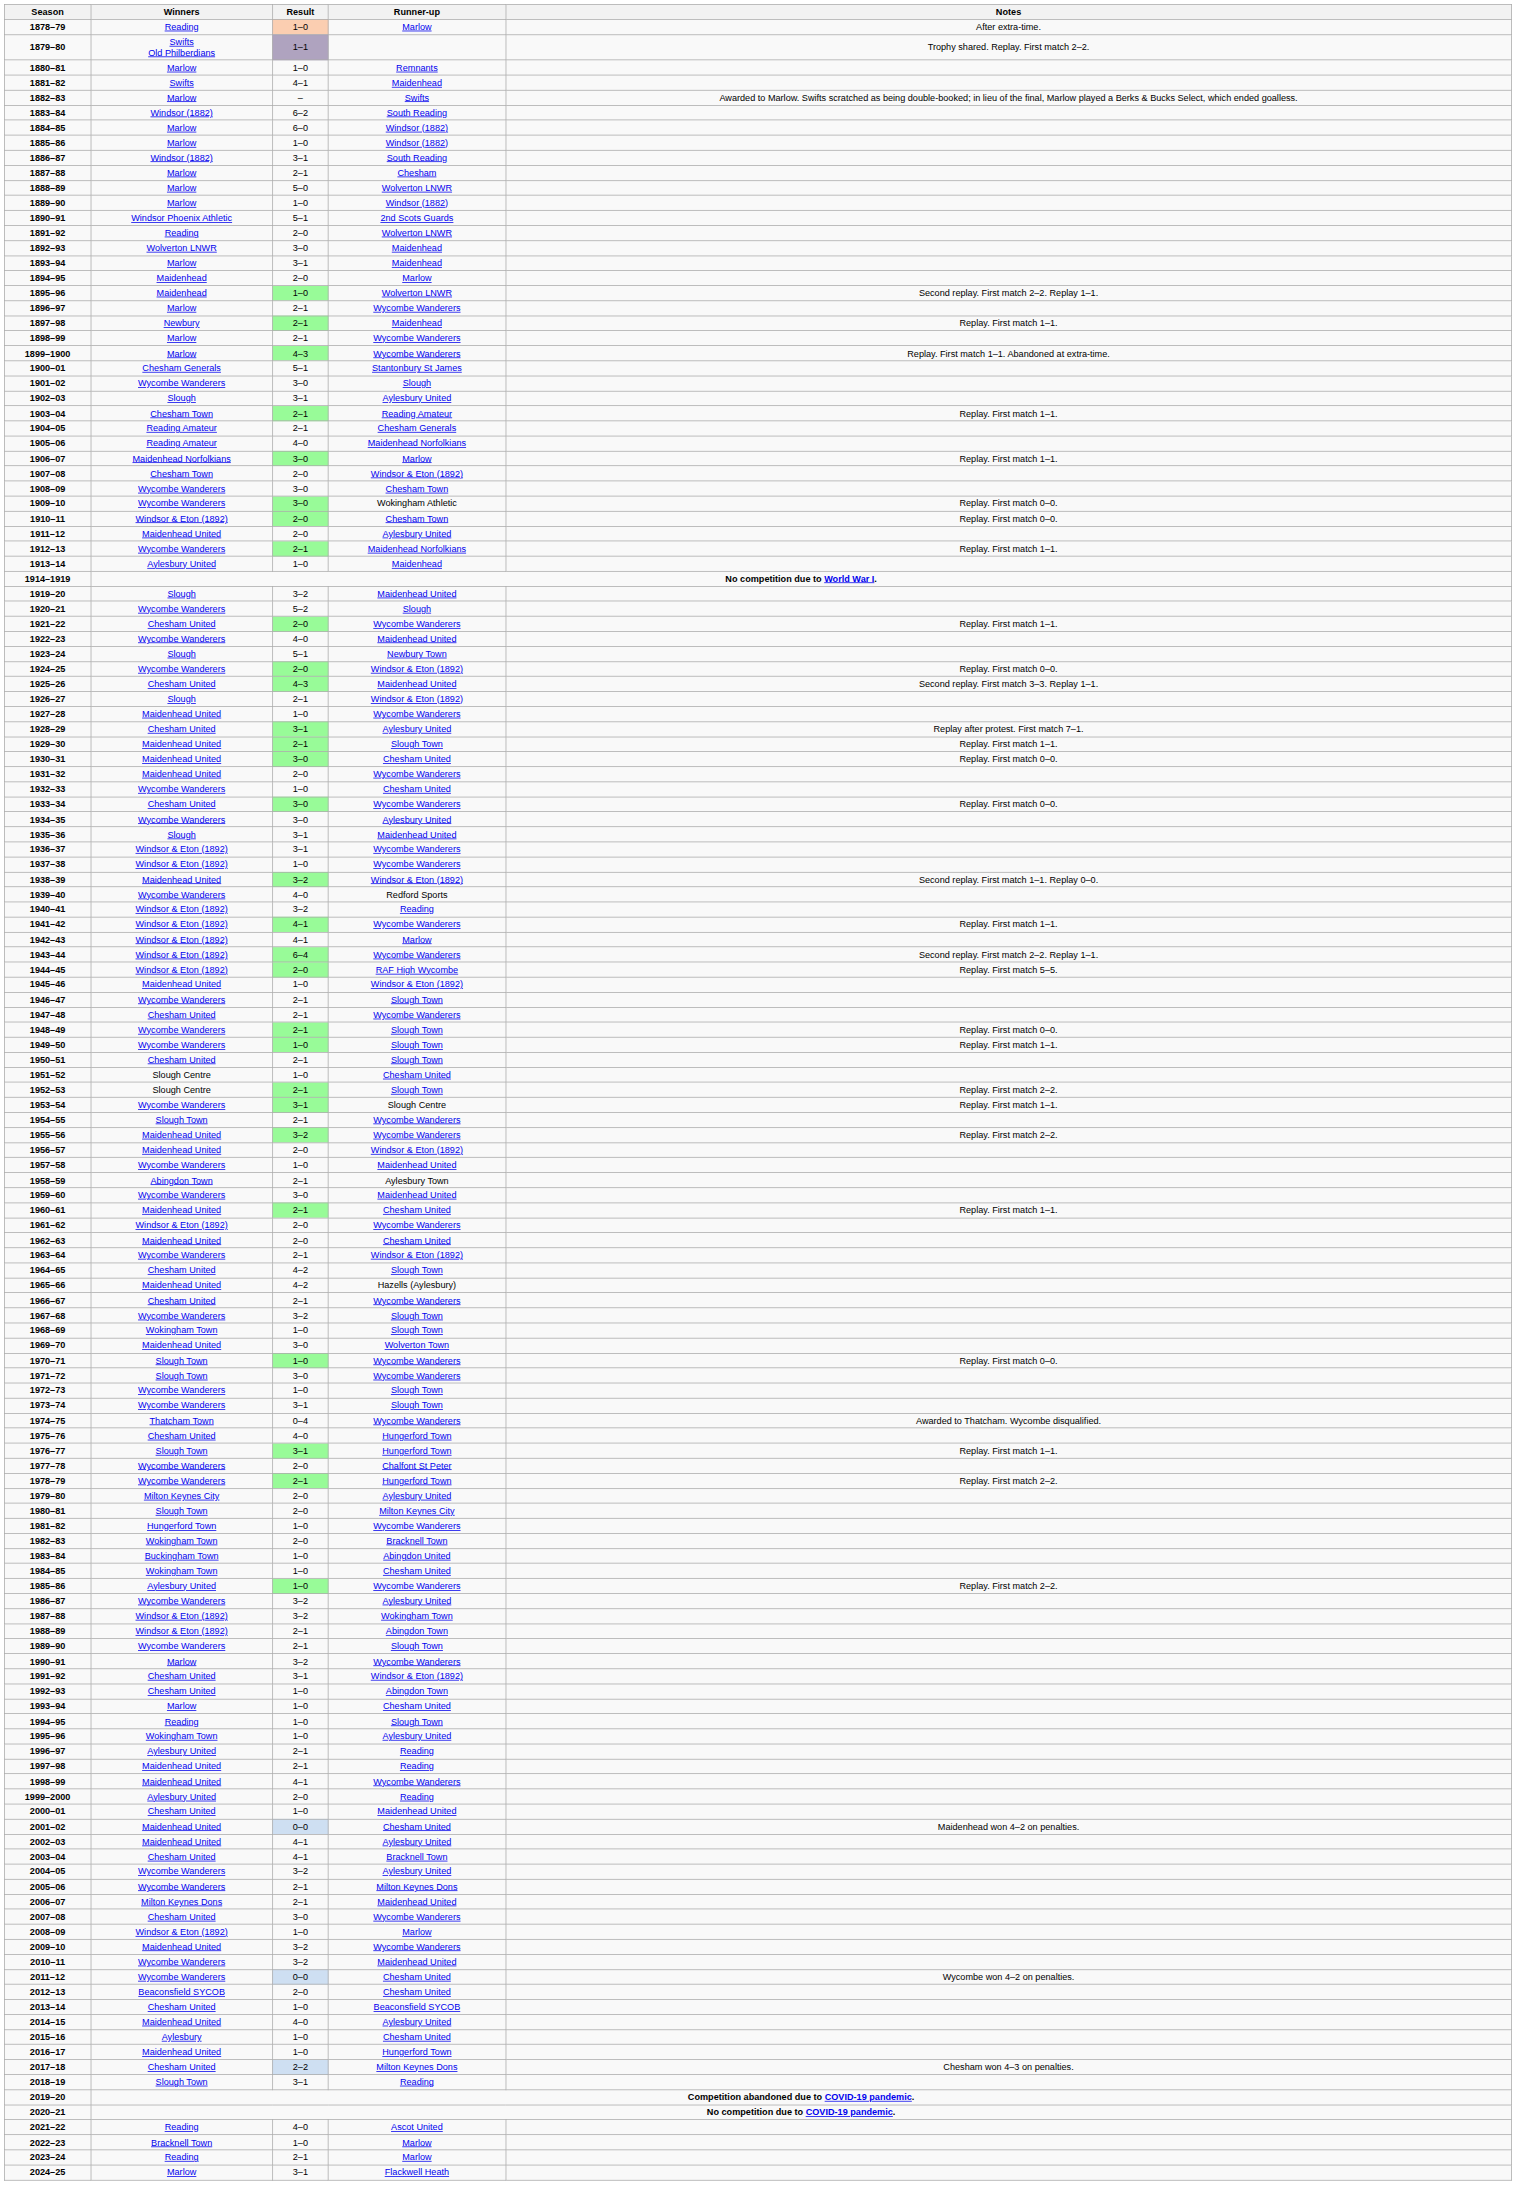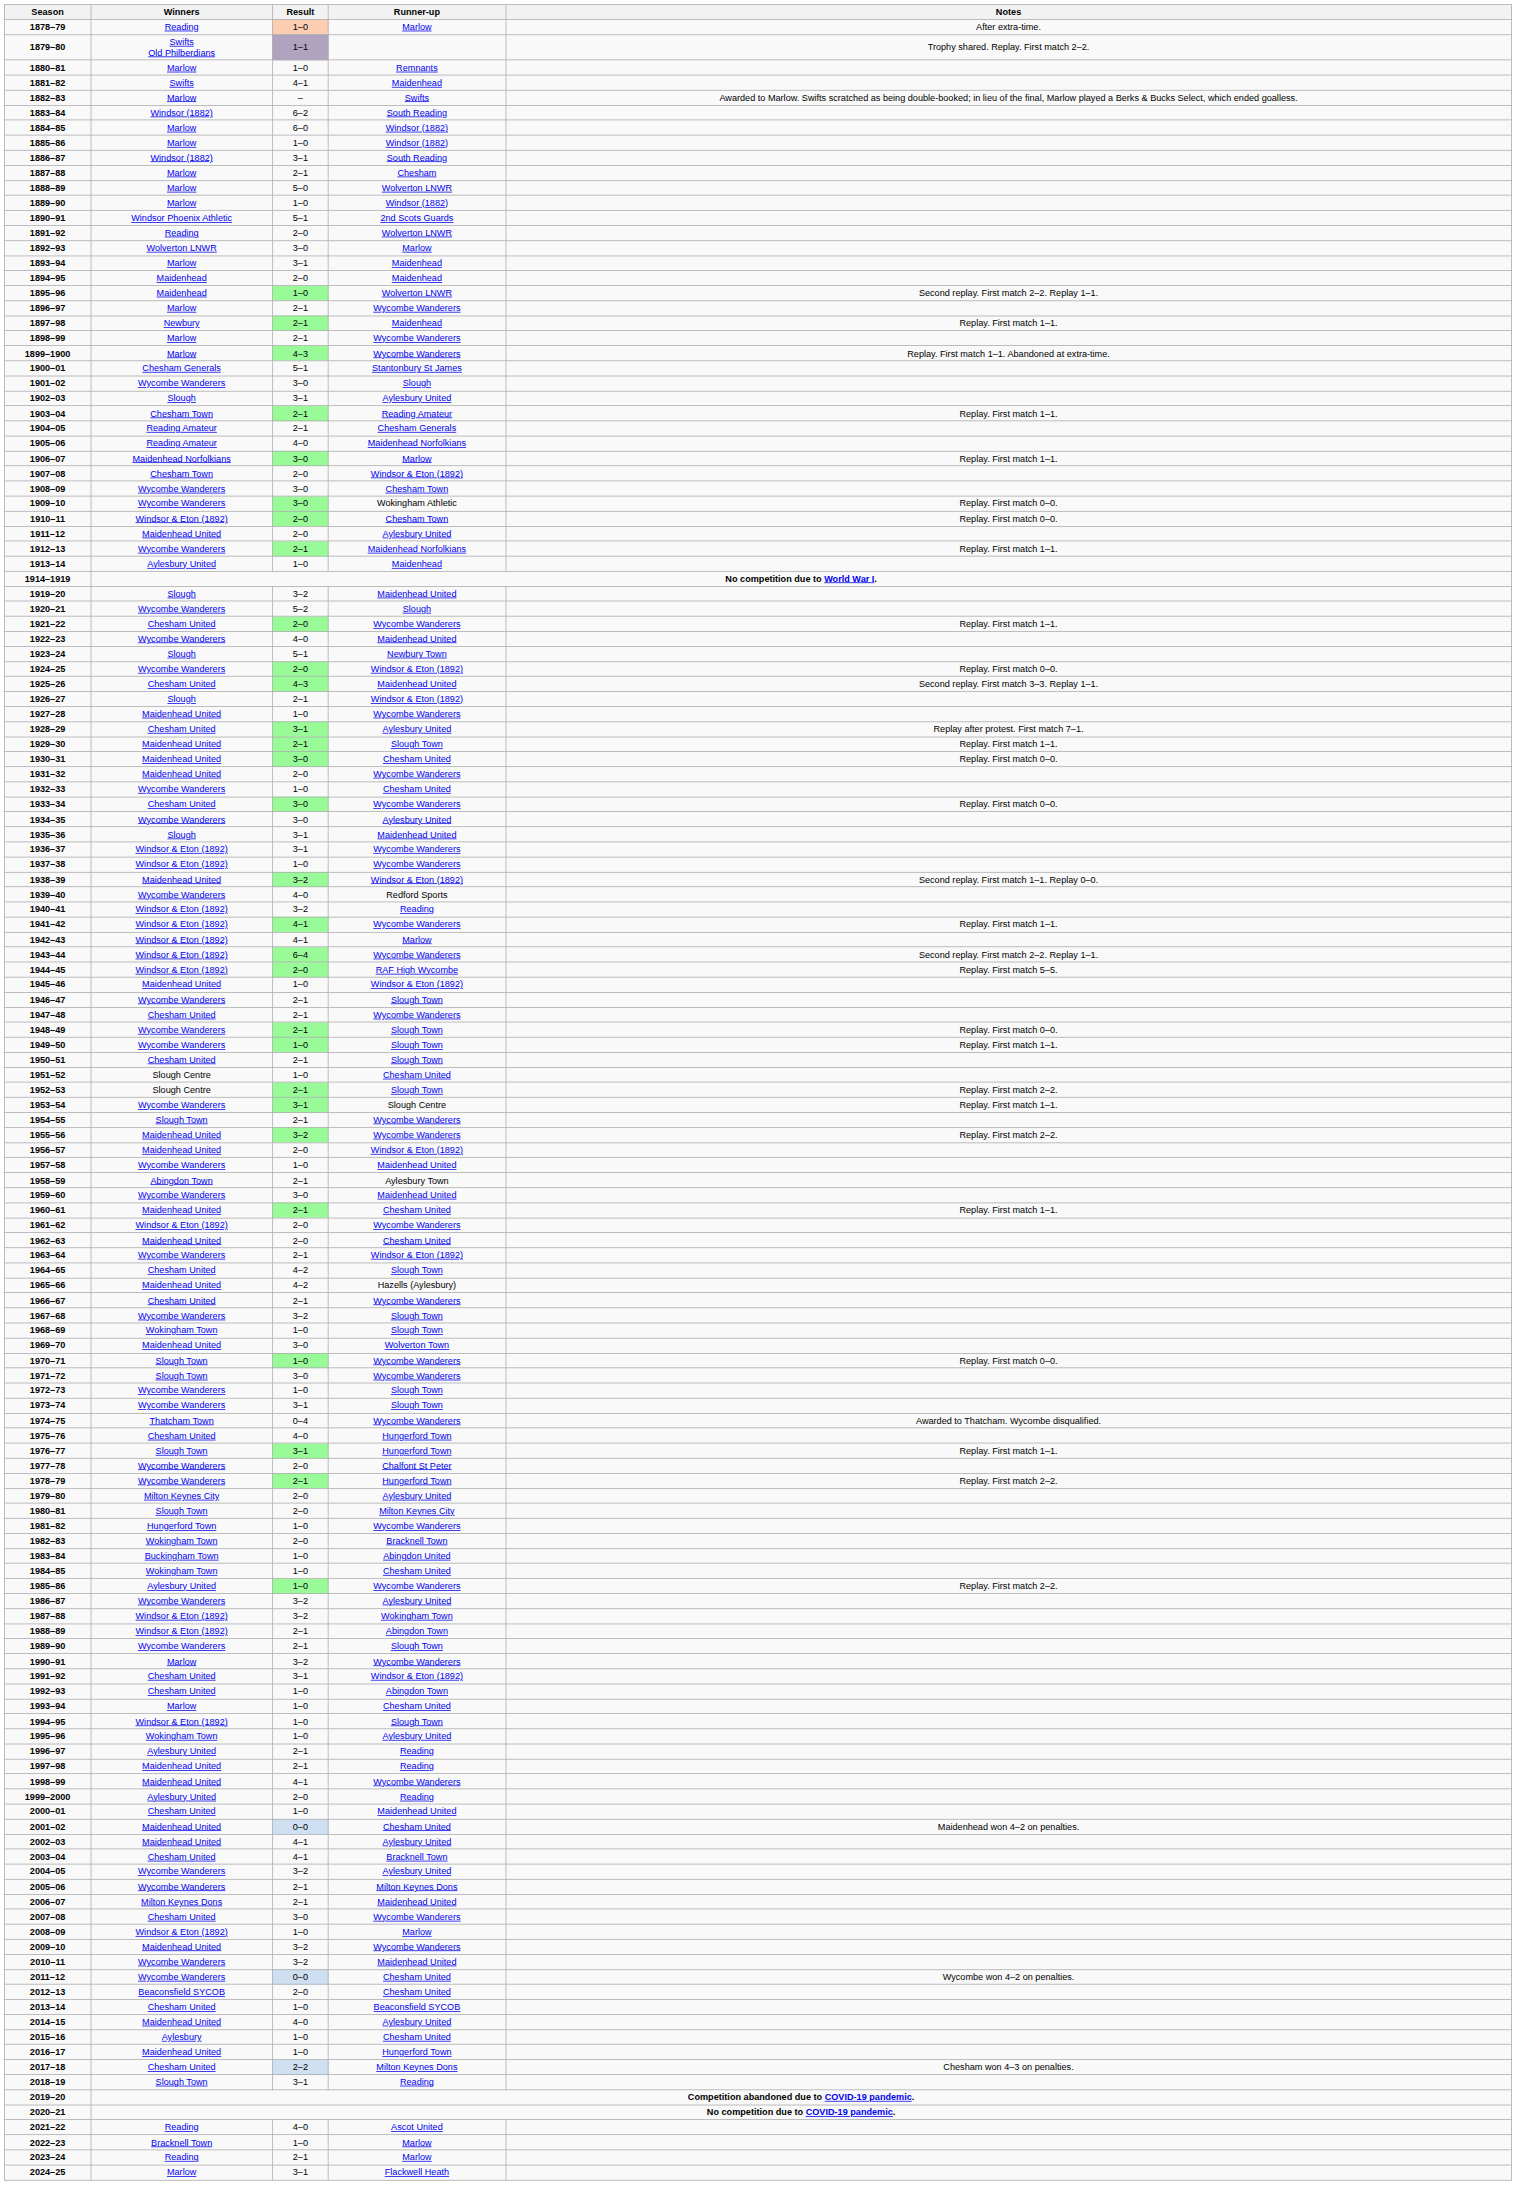(417, 248) Maidenhead -> (417, 248) Marlow
(417, 278) Marlow -> (417, 278) Maidenhead
(182, 1721) Reading -> (182, 1721) Windsor & Eton (1892)
